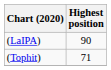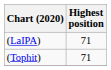(86, 40) 90 -> (86, 40) 71
